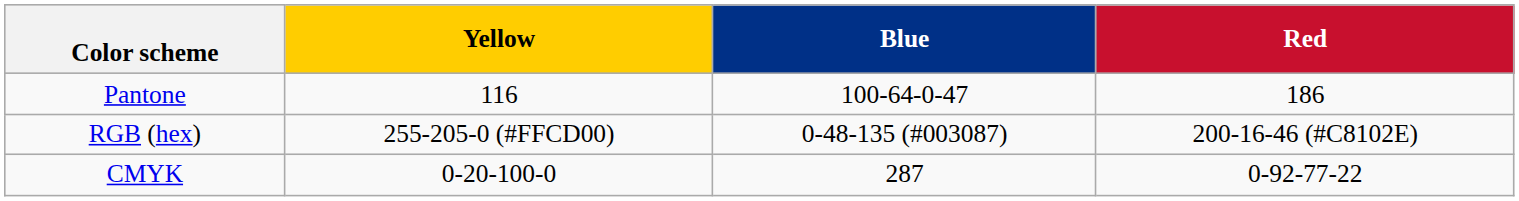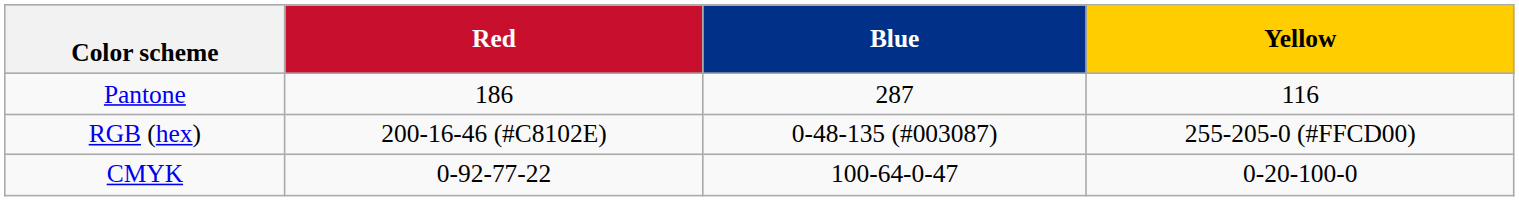columns swapped: (499, 38) <-> (1305, 38)
(905, 93) 100-64-0-47 -> (895, 93) 287
(905, 174) 287 -> (895, 174) 100-64-0-47
